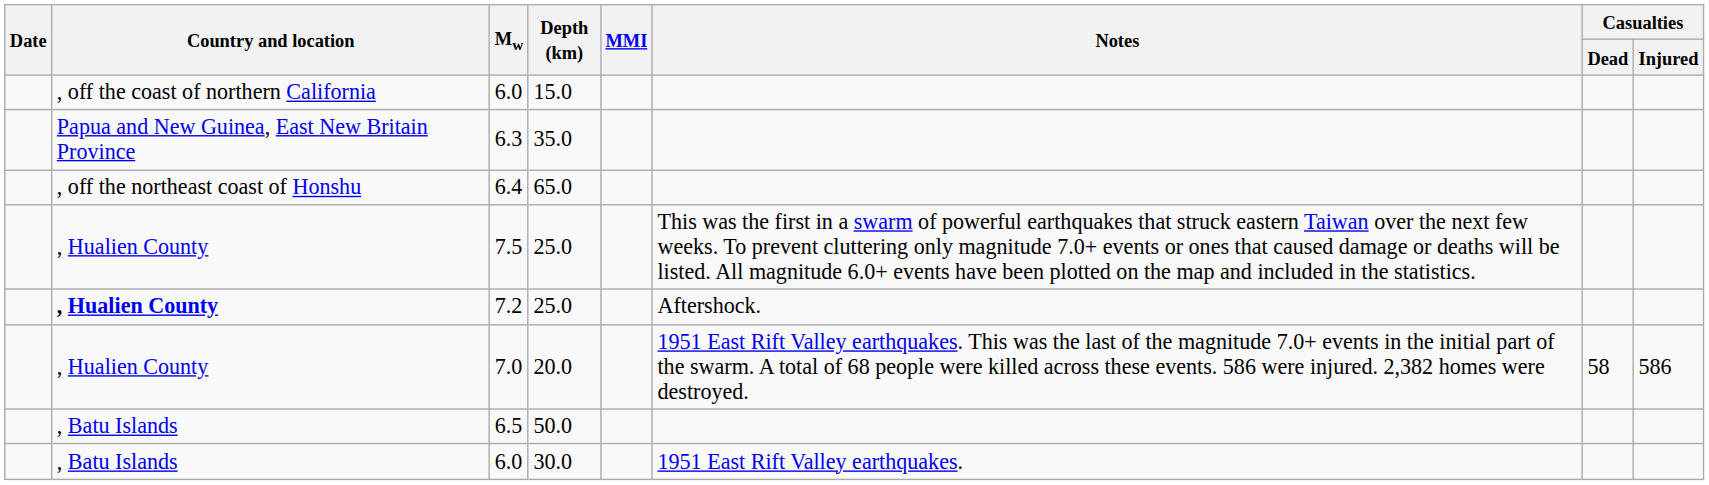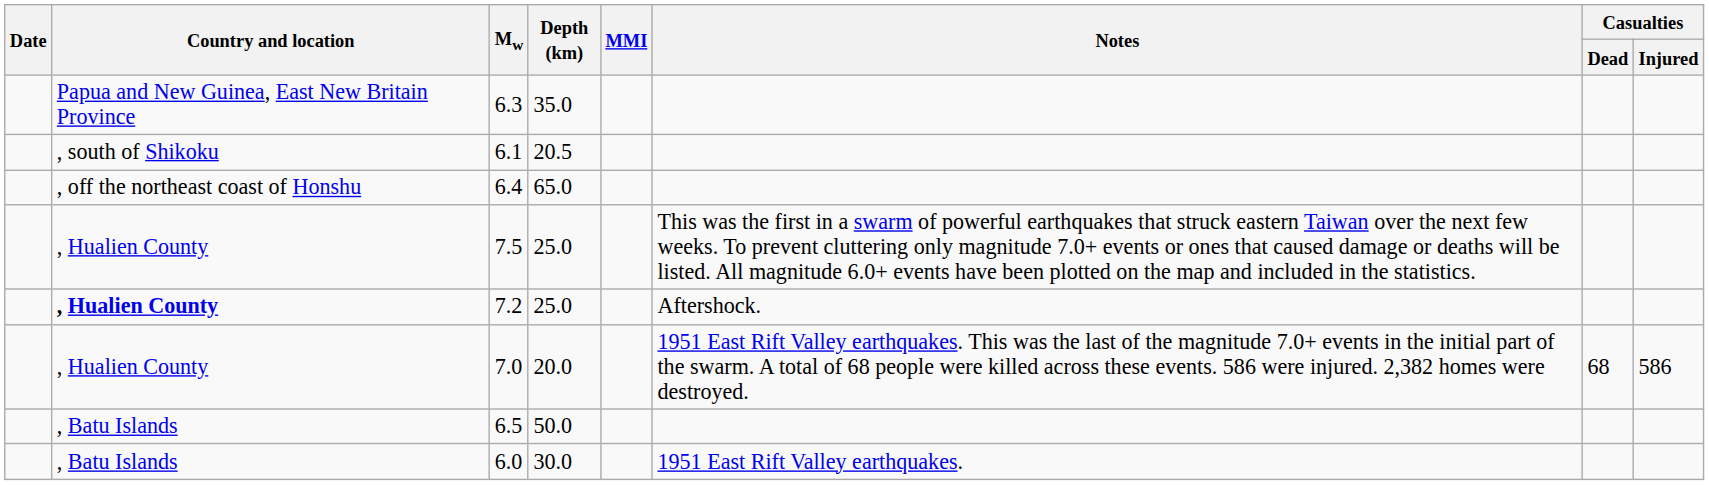- row: (509, 92)
+ row: (509, 151)
(1598, 366) 58 -> (1598, 366) 68
